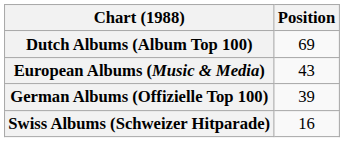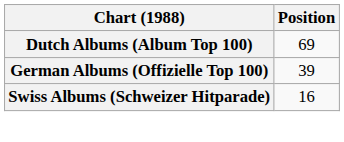- row: (139, 70)
